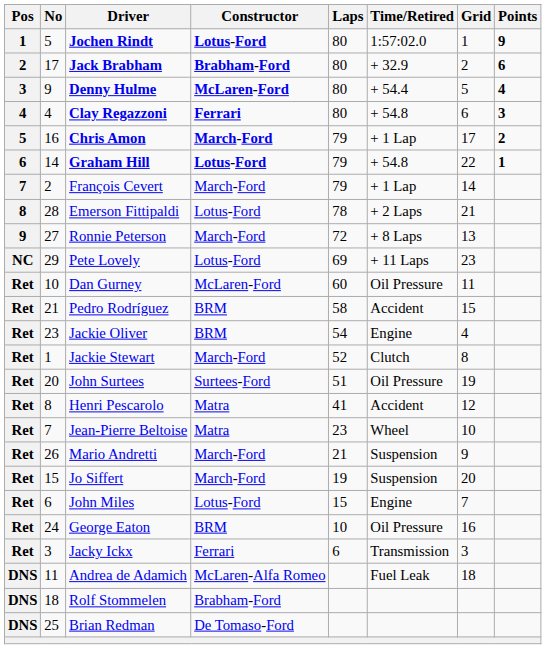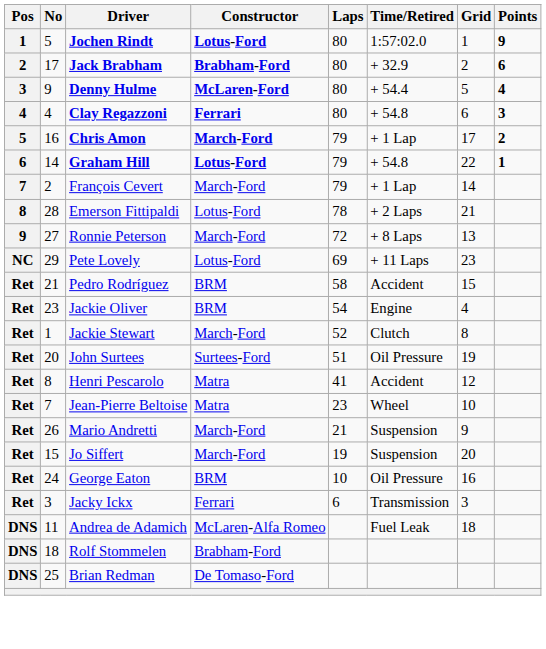- row: (105, 284)
- row: (102, 503)
